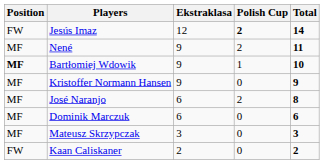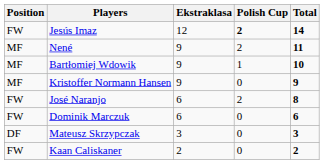(15, 64) bold -> (15, 64) normal
(15, 99) MF -> (15, 99) FW
(15, 116) MF -> (15, 116) FW
(15, 133) MF -> (14, 133) DF
